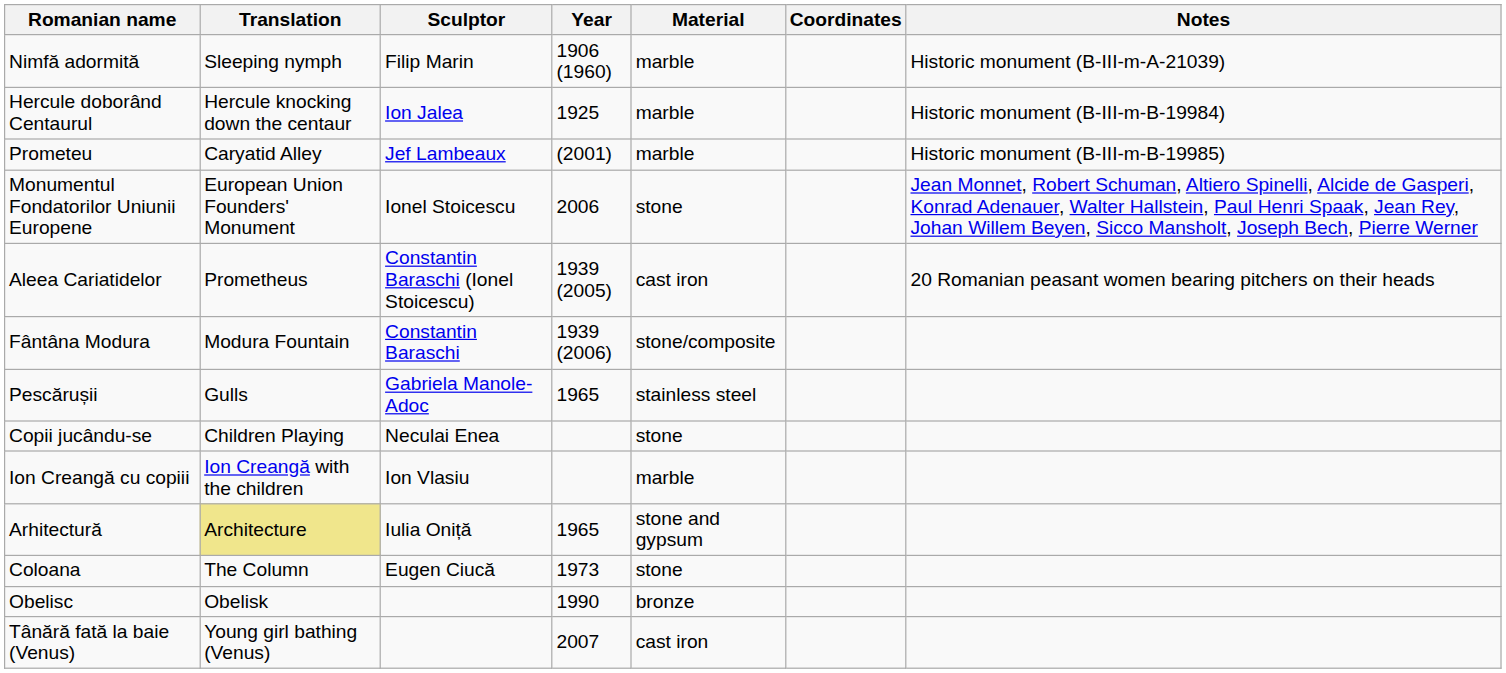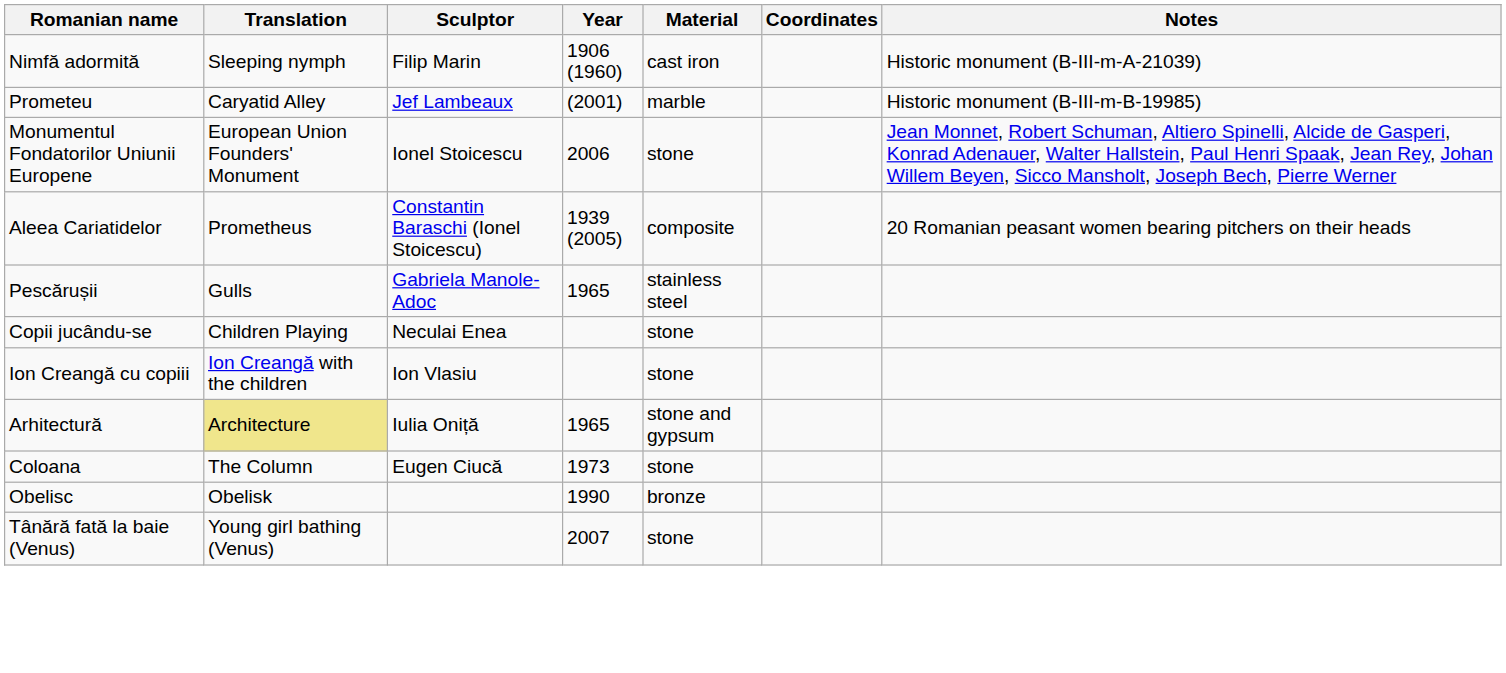(665, 60) marble -> (683, 60) cast iron
- row: (85, 113)
(672, 279) cast iron -> (691, 227) composite
- row: (79, 342)
(665, 477) marble -> (670, 373) stone
(672, 642) cast iron -> (670, 538) stone
